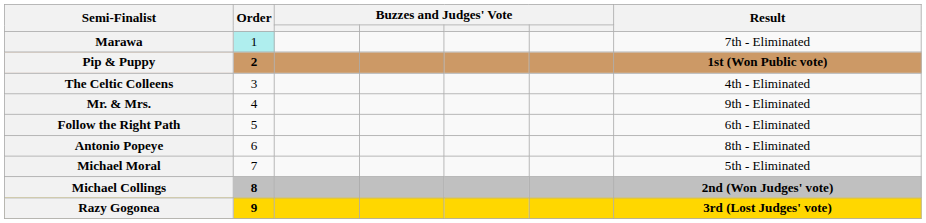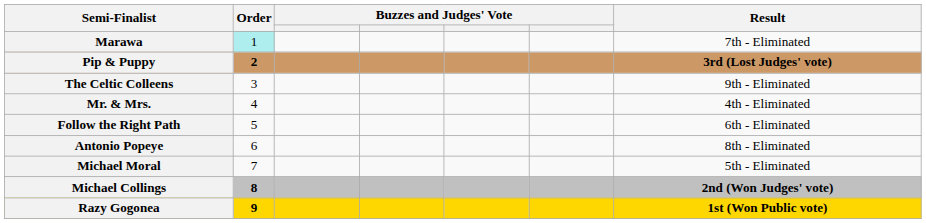(767, 62) 1st (Won Public vote) -> (767, 62) 3rd (Lost Judges' vote)
(767, 83) 4th - Eliminated -> (767, 83) 9th - Eliminated
(767, 104) 9th - Eliminated -> (767, 104) 4th - Eliminated
(767, 208) 3rd (Lost Judges' vote) -> (767, 208) 1st (Won Public vote)
